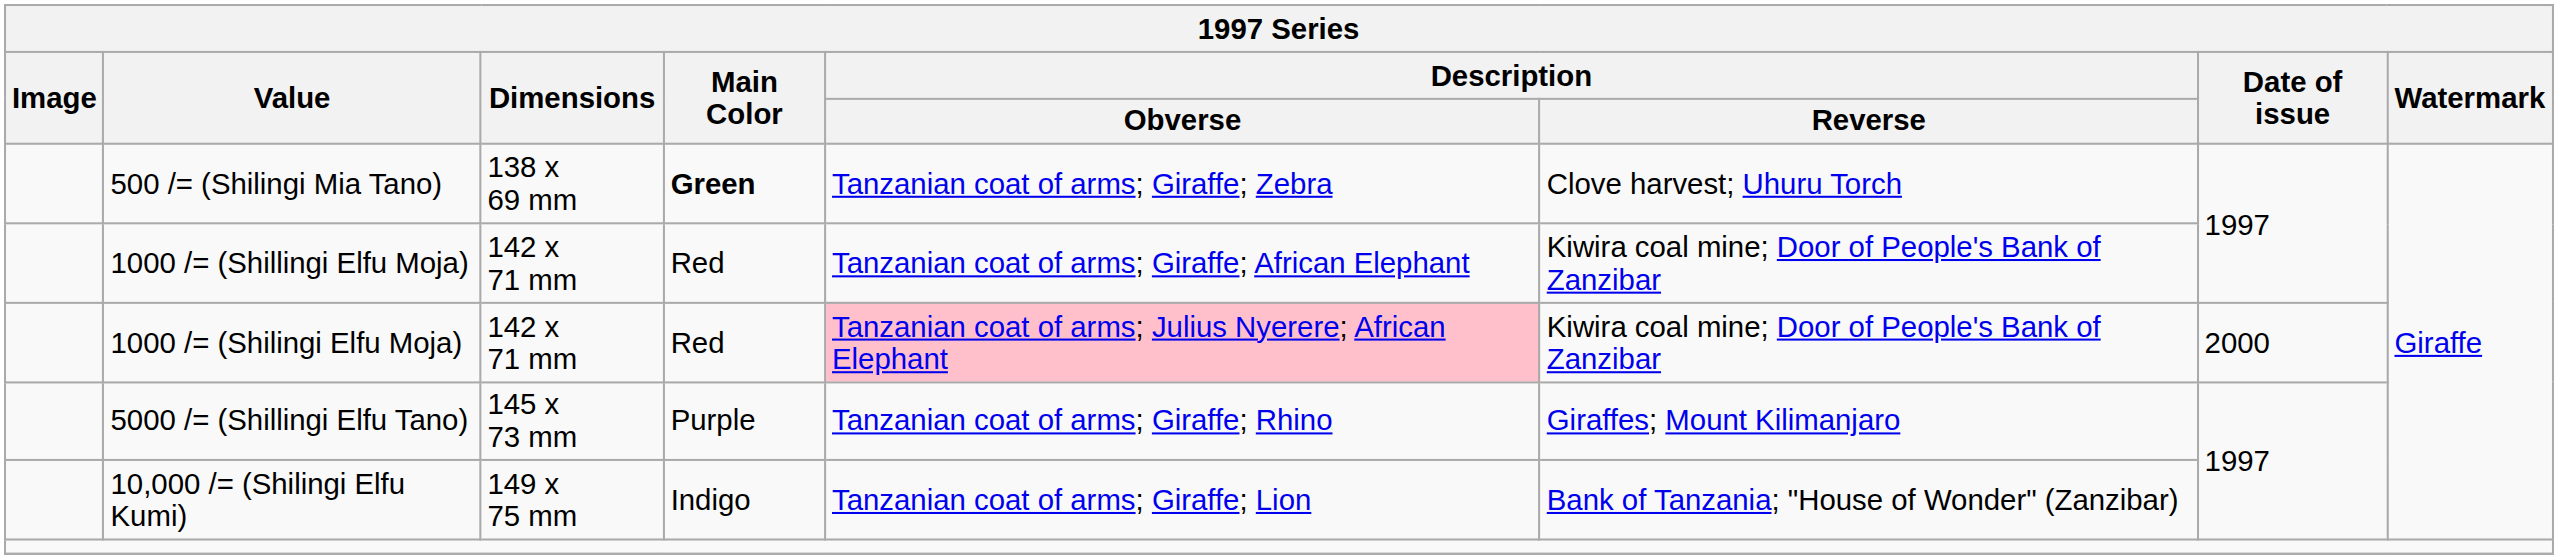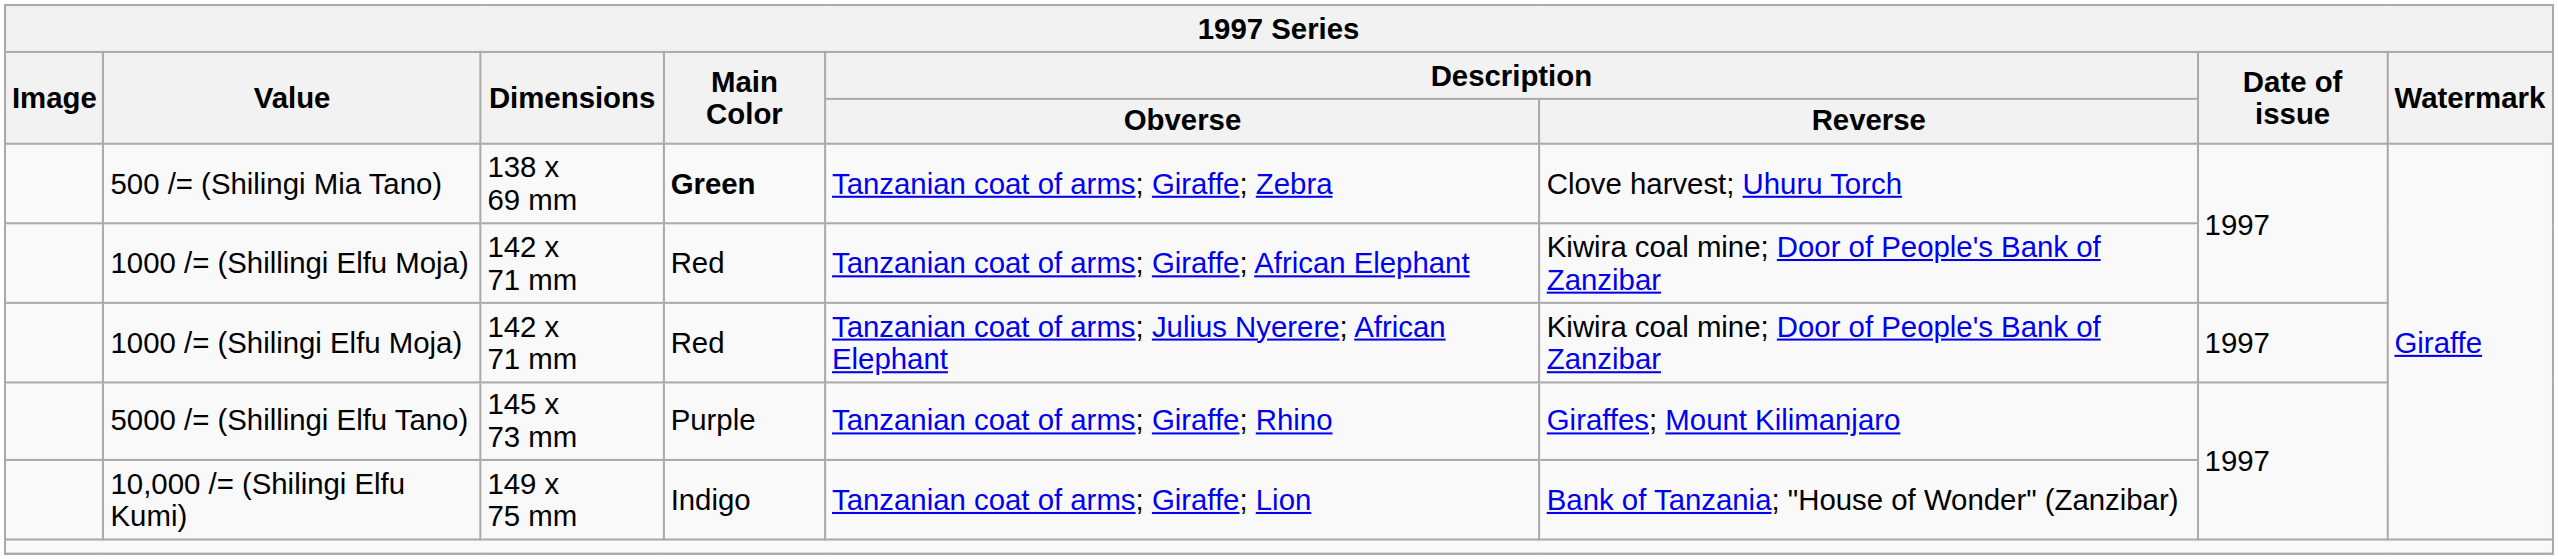(1139, 342) pink background -> (1139, 342) no background
(2237, 342) 2000 -> (2237, 342) 1997
